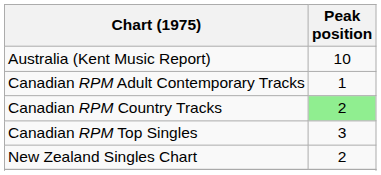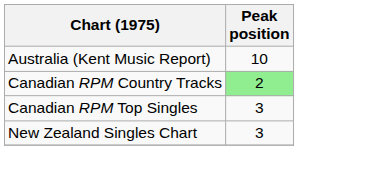- row: (156, 83)
(342, 157) 2 -> (259, 132) 3
